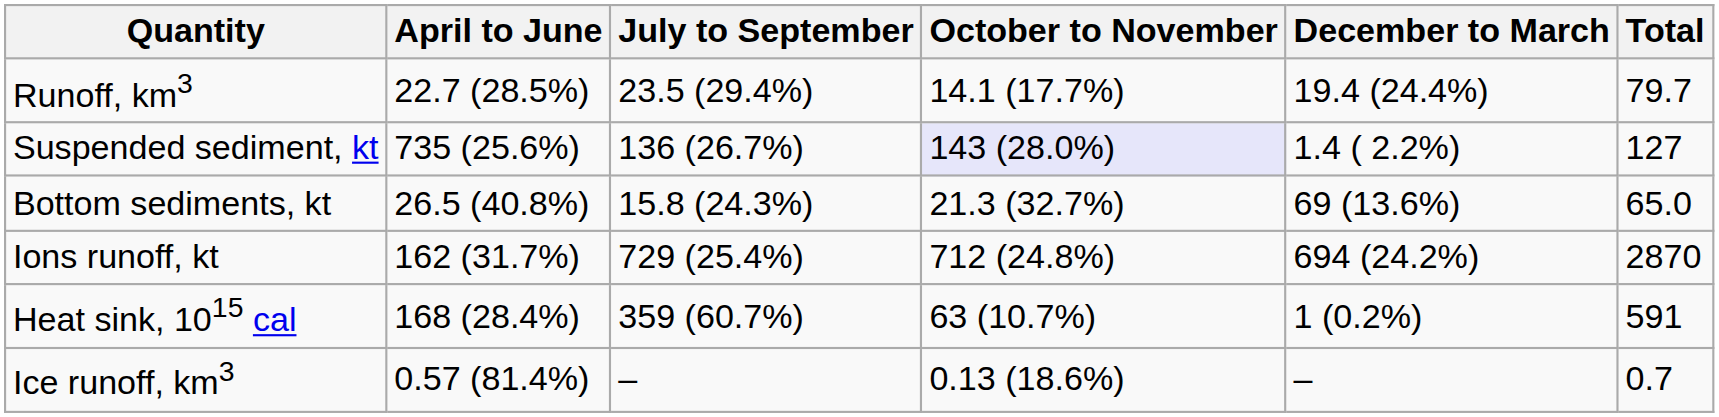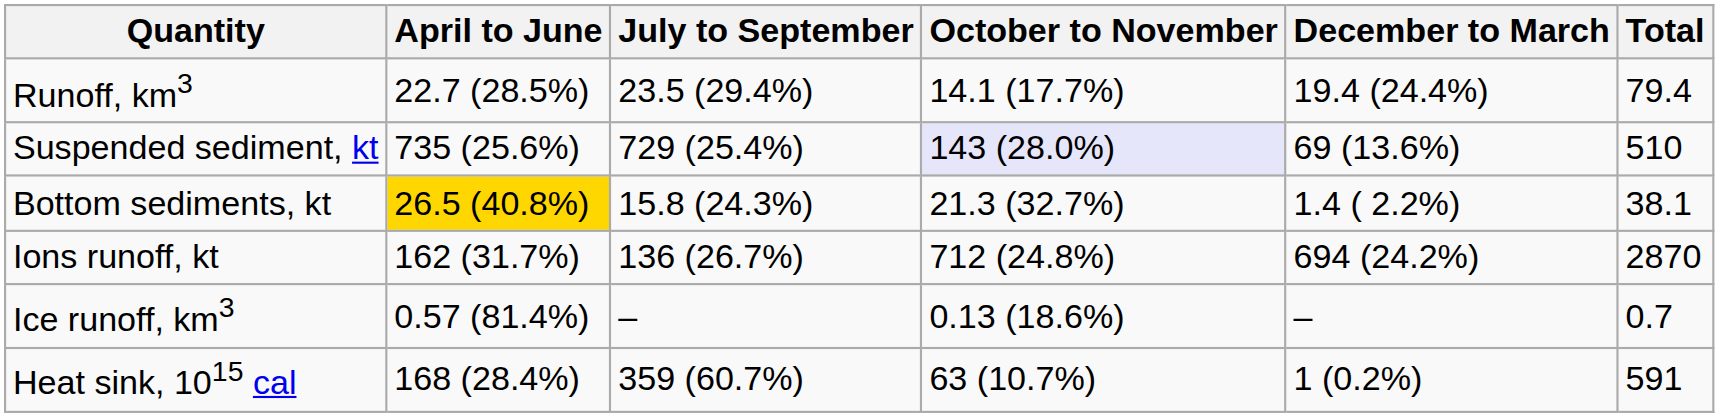(1659, 90) 79.7 -> (1659, 90) 79.4
(711, 148) 136 (26.7%) -> (711, 148) 729 (25.4%)
(1377, 148) 1.4 ( 2.2%) -> (1377, 148) 69 (13.6%)
(1654, 148) 127 -> (1654, 148) 510
(492, 202) no background -> (492, 202) gold background
(1377, 202) 69 (13.6%) -> (1377, 202) 1.4 ( 2.2%)
(1659, 202) 65.0 -> (1659, 202) 38.1
(711, 256) 729 (25.4%) -> (711, 256) 136 (26.7%)
rows swapped: (155, 315) <-> (124, 378)
